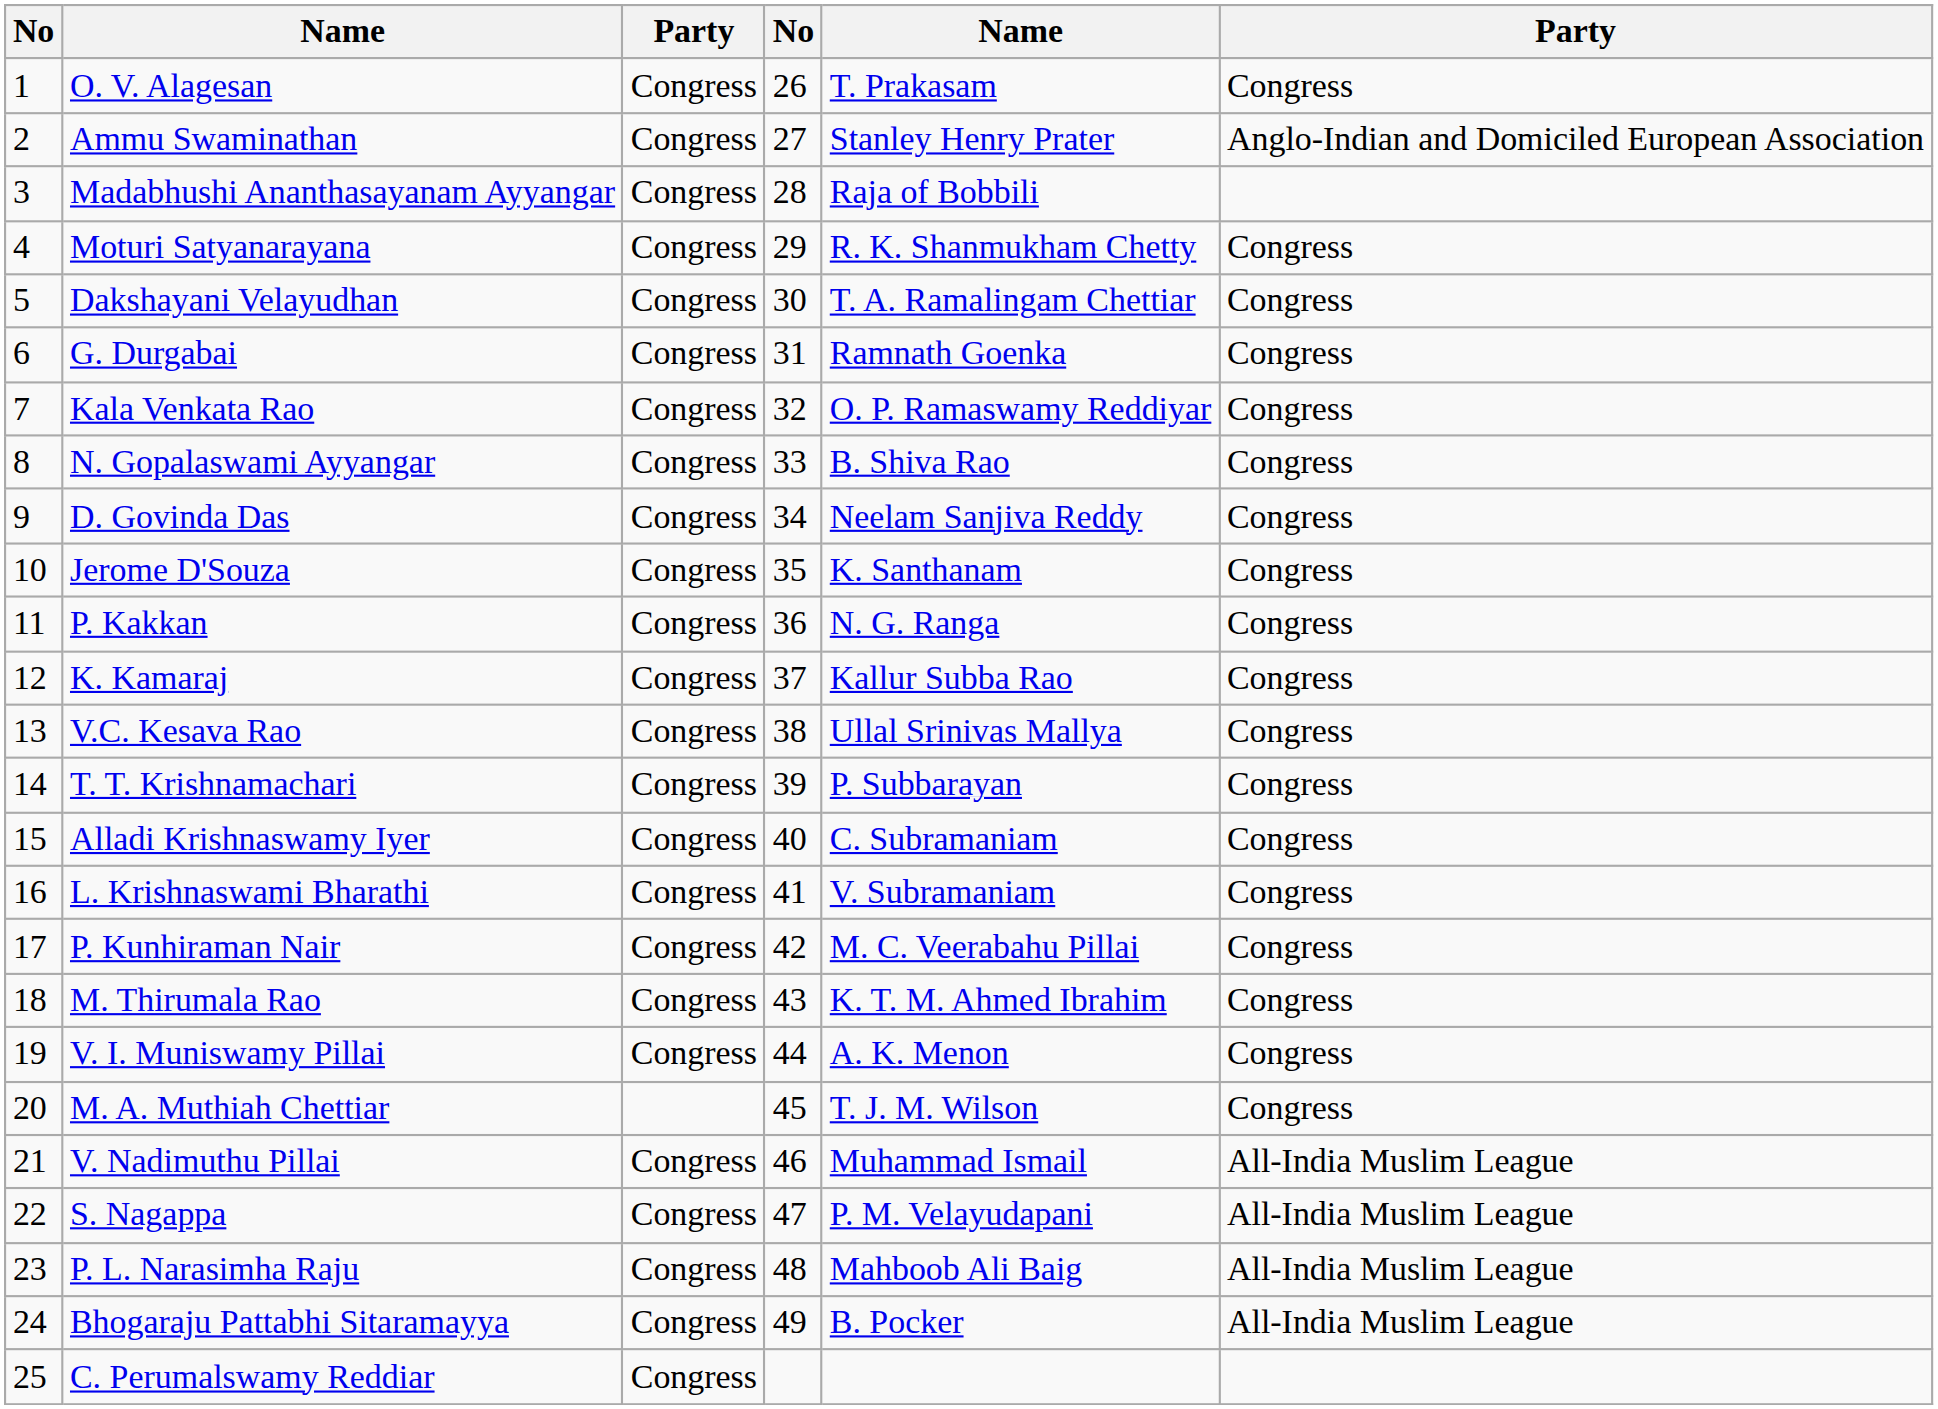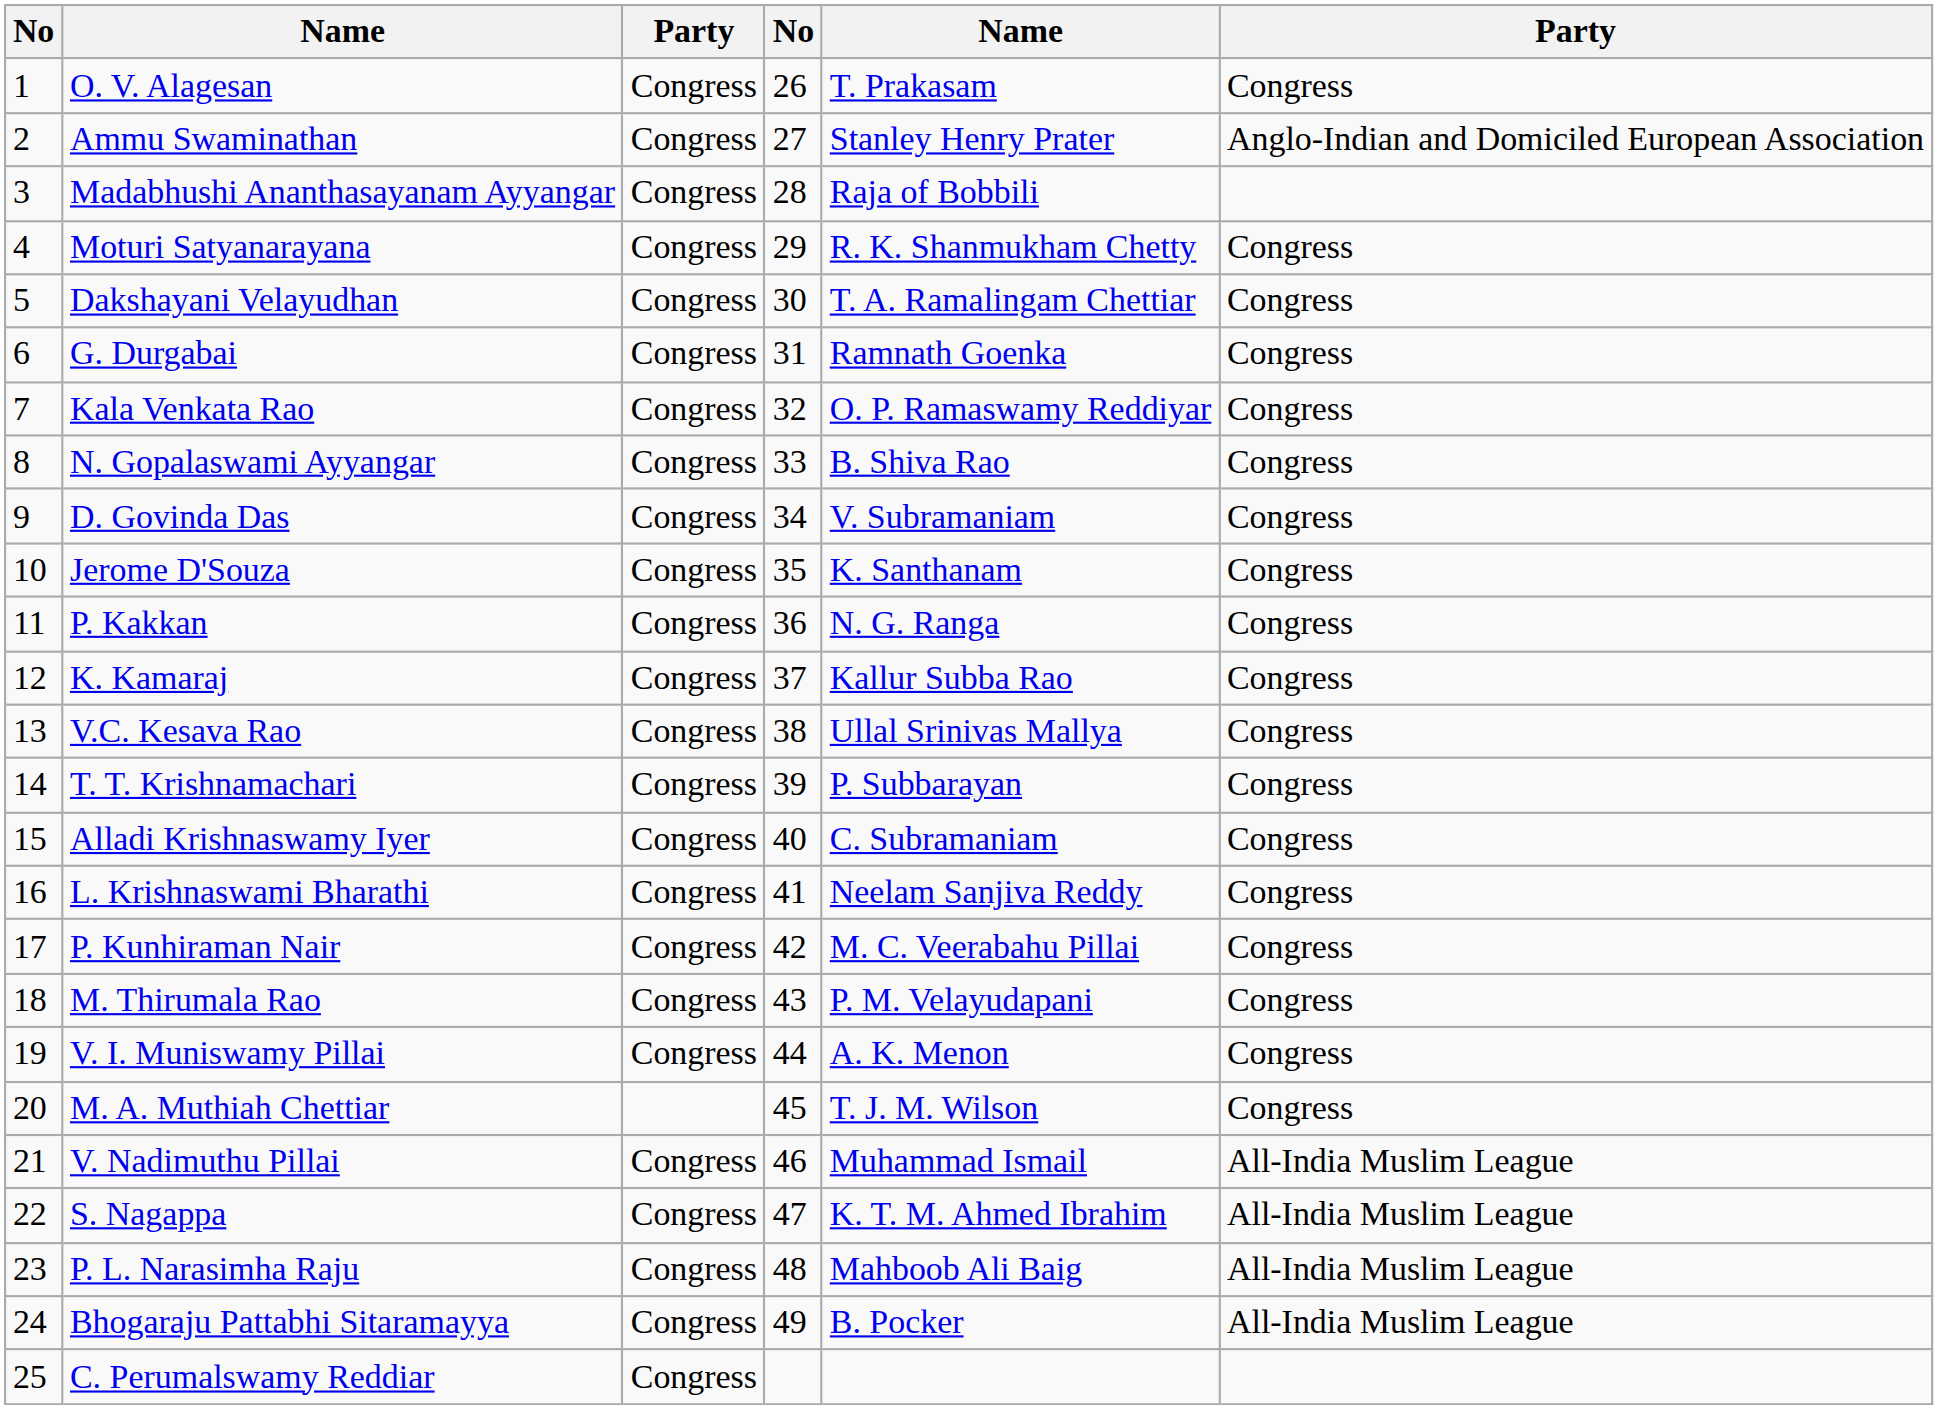(986, 515) Neelam Sanjiva Reddy -> (943, 515) V. Subramaniam
(943, 892) V. Subramaniam -> (986, 892) Neelam Sanjiva Reddy
(998, 999) K. T. M. Ahmed Ibrahim -> (961, 999) P. M. Velayudapani
(961, 1214) P. M. Velayudapani -> (998, 1214) K. T. M. Ahmed Ibrahim
